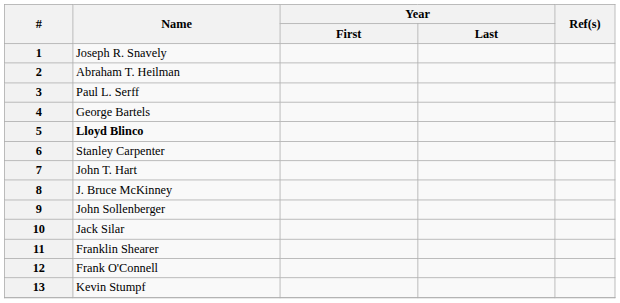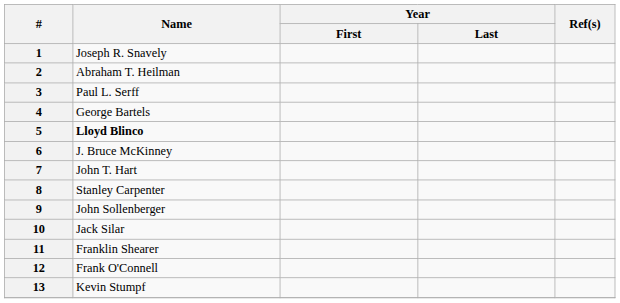(120, 151) Stanley Carpenter -> (124, 151) J. Bruce McKinney
(124, 190) J. Bruce McKinney -> (120, 190) Stanley Carpenter
